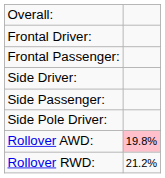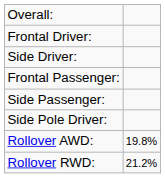rows swapped: (64, 57) <-> (42, 78)
(141, 142) pink background -> (141, 142) no background
